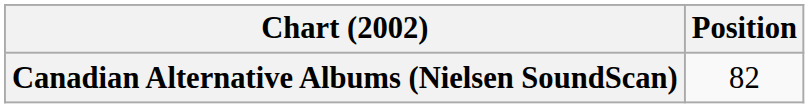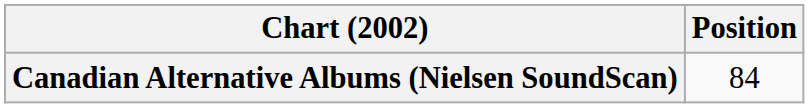(744, 77) 82 -> (744, 77) 84
